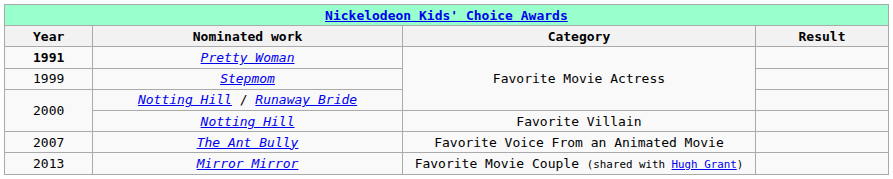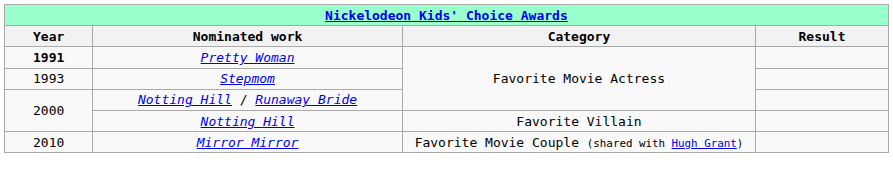(49, 79) 1999 -> (49, 79) 1993
- row: (248, 142)
(49, 163) 2013 -> (49, 142) 2010
